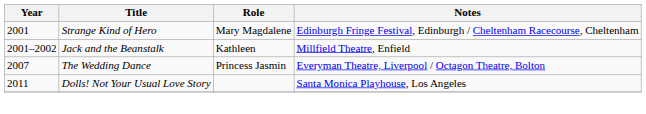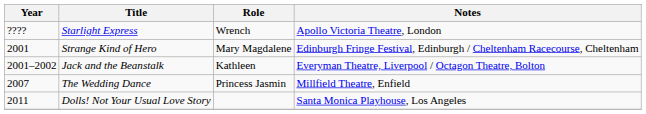+ row: (100, 30)
(353, 48) Millfield Theatre, Enfield -> (421, 65) Everyman Theatre, Liverpool / Octagon Theatre, Bolton
(421, 65) Everyman Theatre, Liverpool / Octagon Theatre, Bolton -> (353, 83) Millfield Theatre, Enfield
